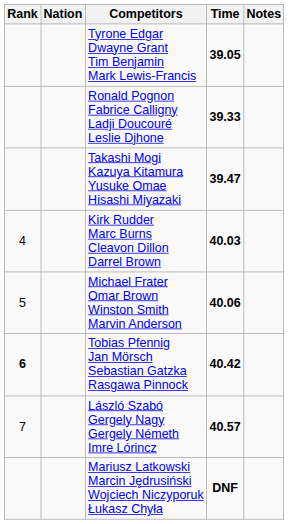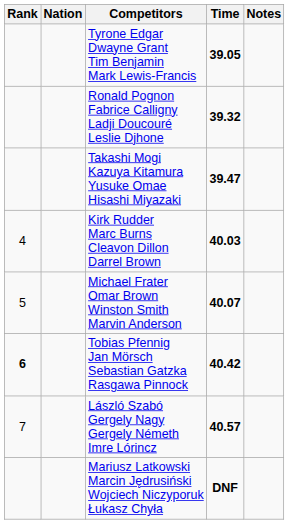(225, 117) 39.33 -> (225, 117) 39.32
(225, 302) 40.06 -> (225, 302) 40.07
